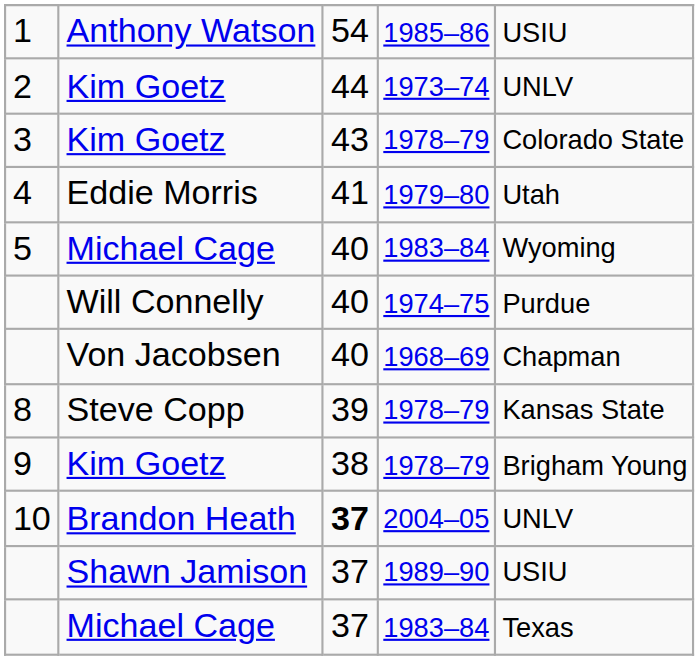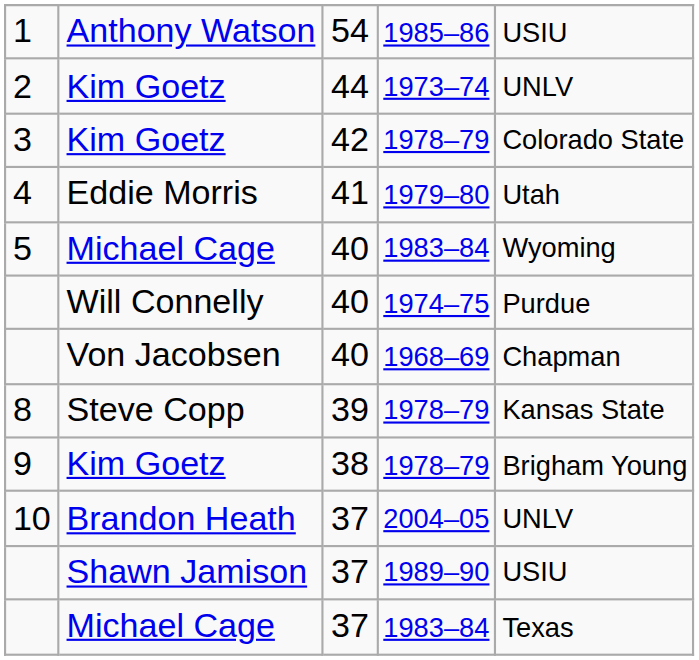(350, 139) 43 -> (350, 139) 42
(350, 517) bold -> (350, 517) normal
